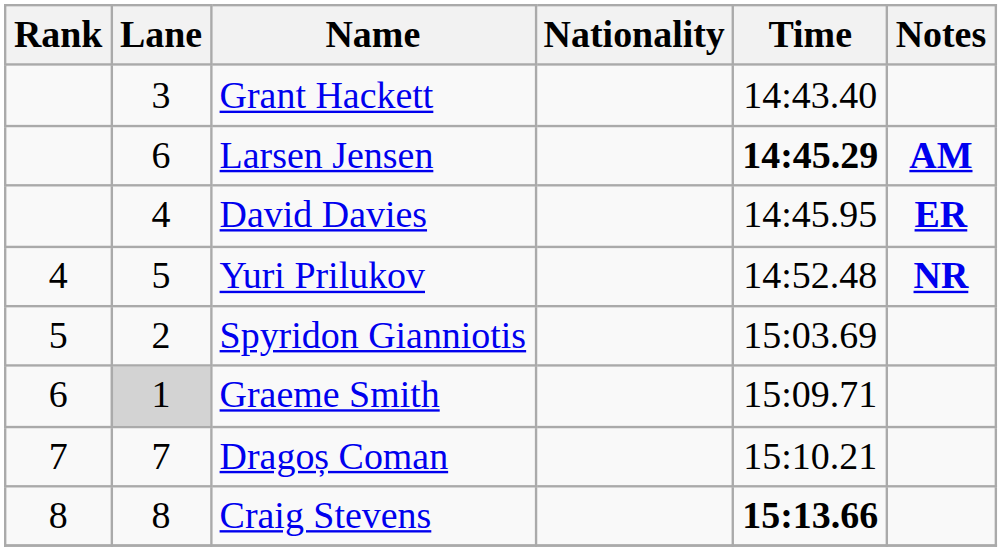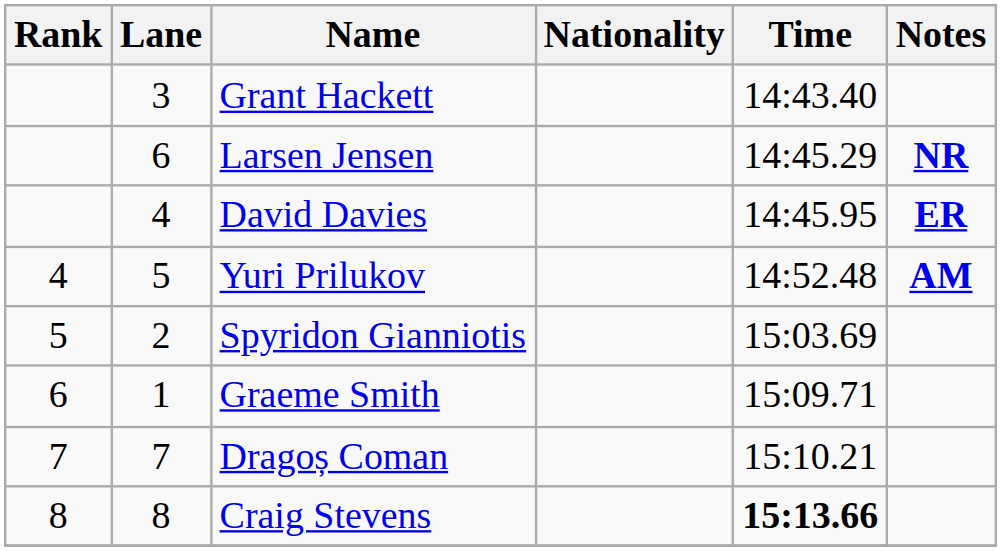(810, 154) bold -> (810, 154) normal
(941, 154) AM -> (941, 154) NR
(941, 275) NR -> (941, 275) AM
(161, 395) lightgrey background -> (161, 395) no background
